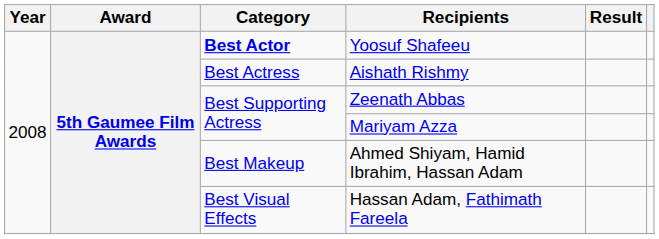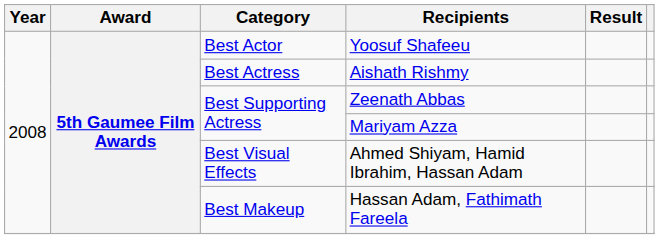(247, 45) bold -> (243, 45) normal
(254, 163) Best Makeup -> (247, 163) Best Visual Effects
(247, 209) Best Visual Effects -> (254, 209) Best Makeup
